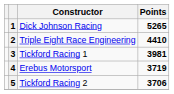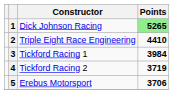(157, 26) no background -> (157, 26) lightgreen background
(157, 54) 3981 -> (157, 54) 3984
(56, 68) Erebus Motorsport -> (53, 68) Tickford Racing 2
(53, 82) Tickford Racing 2 -> (56, 82) Erebus Motorsport
